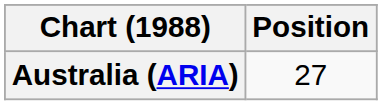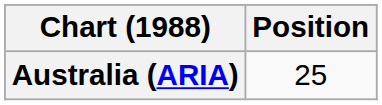(311, 74) 27 -> (311, 74) 25
